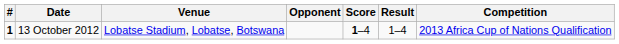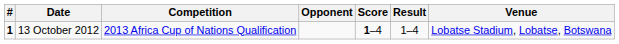columns swapped: (194, 13) <-> (515, 13)
